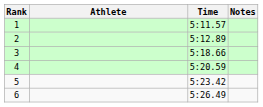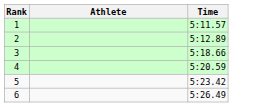- column: (243, 11)
